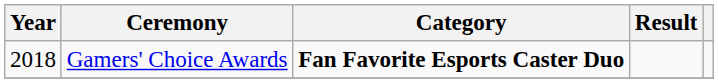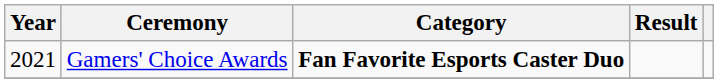(33, 59) 2018 -> (33, 59) 2021
